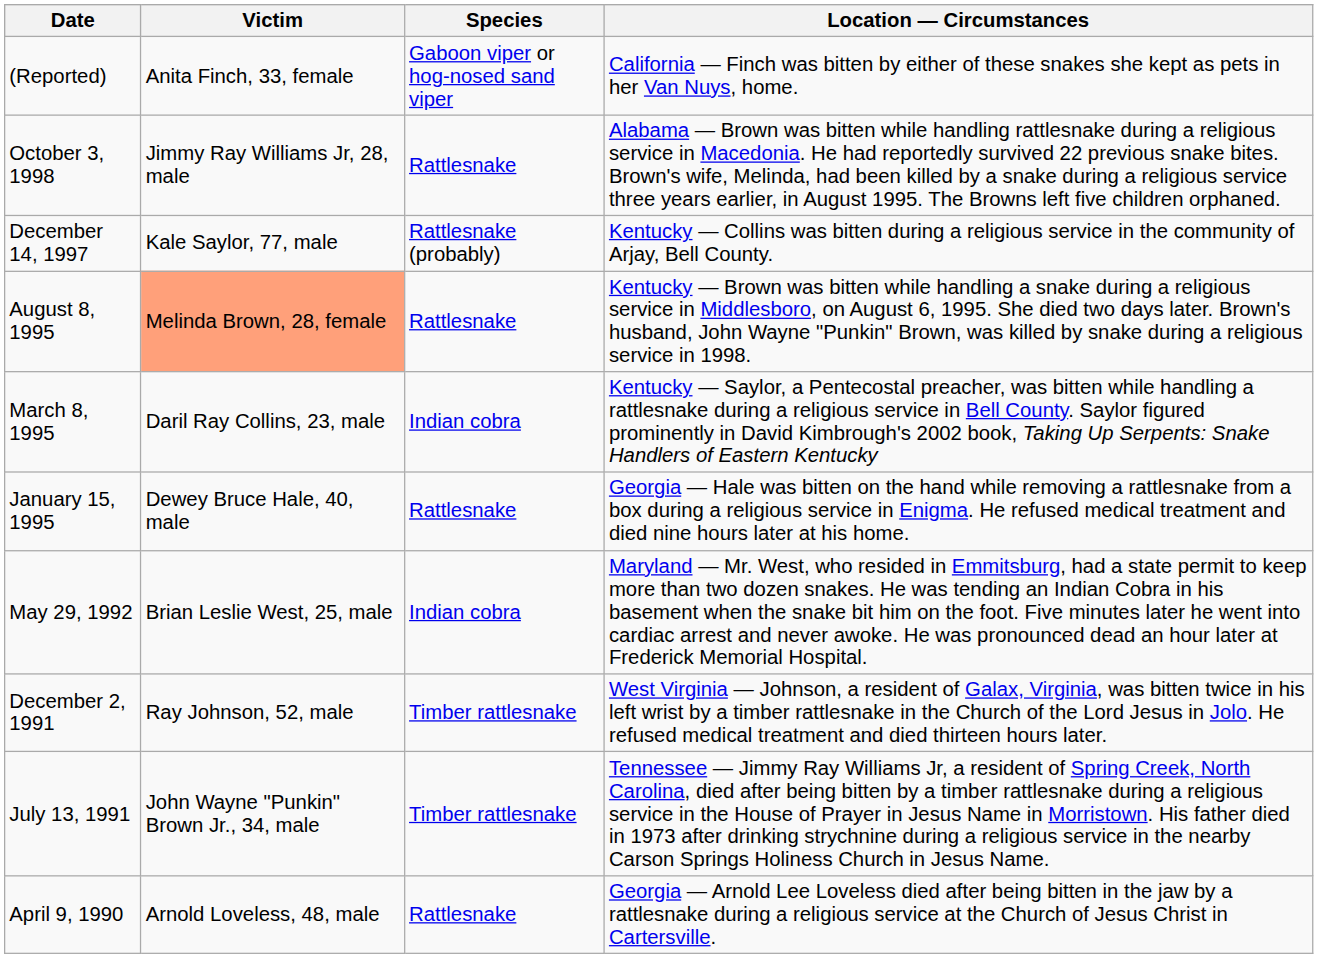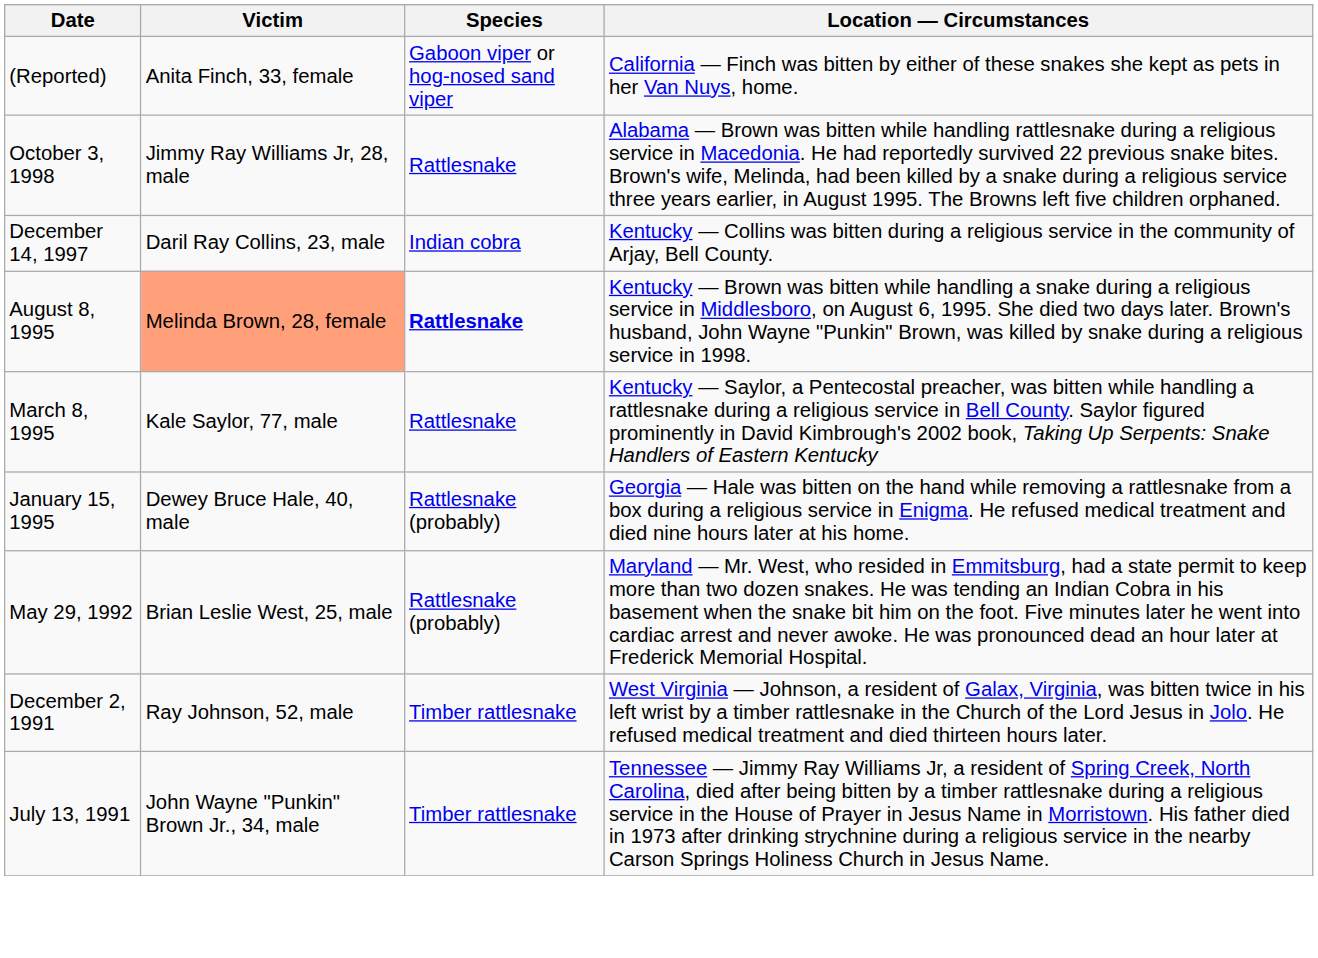(242, 243) Kale Saylor, 77, male -> (265, 243) Daril Ray Collins, 23, male
(463, 243) Rattlesnake (probably) -> (465, 243) Indian cobra
(463, 320) normal -> (466, 320) bold
(265, 421) Daril Ray Collins, 23, male -> (242, 421) Kale Saylor, 77, male
(465, 421) Indian cobra -> (463, 421) Rattlesnake
(463, 511) Rattlesnake -> (463, 511) Rattlesnake (probably)
(465, 611) Indian cobra -> (463, 611) Rattlesnake (probably)
- row: (66, 914)
